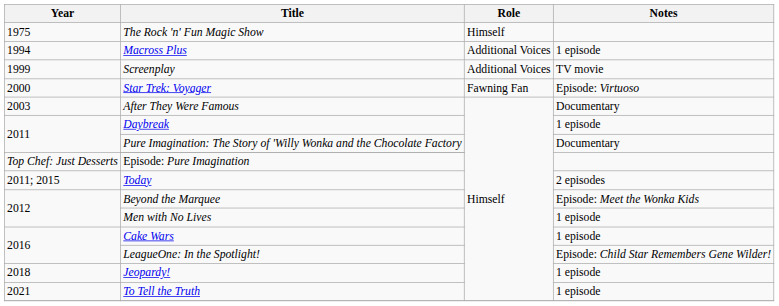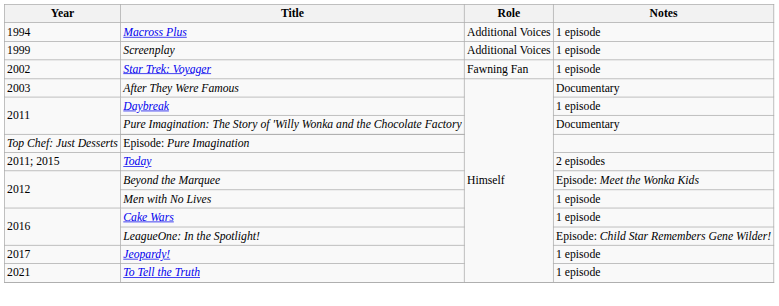- row: (193, 32)
(580, 69) TV movie -> (578, 50) 1 episode
(19, 87) 2000 -> (19, 69) 2002
(598, 87) Episode: Virtuoso -> (578, 69) 1 episode
(19, 273) 2018 -> (19, 254) 2017
